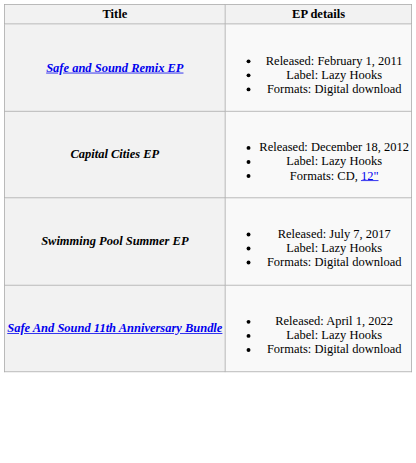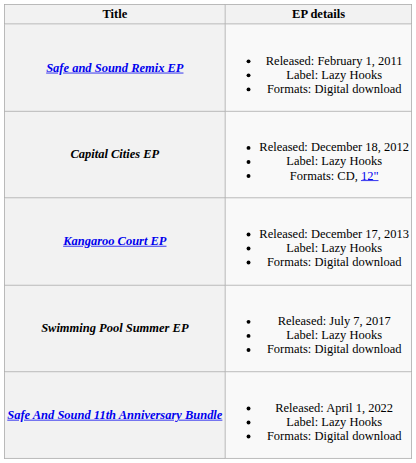+ row: (115, 241)
